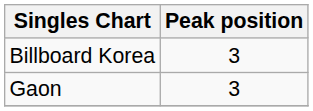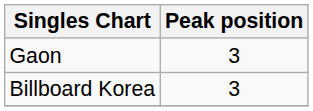rows swapped: (82, 55) <-> (36, 88)
